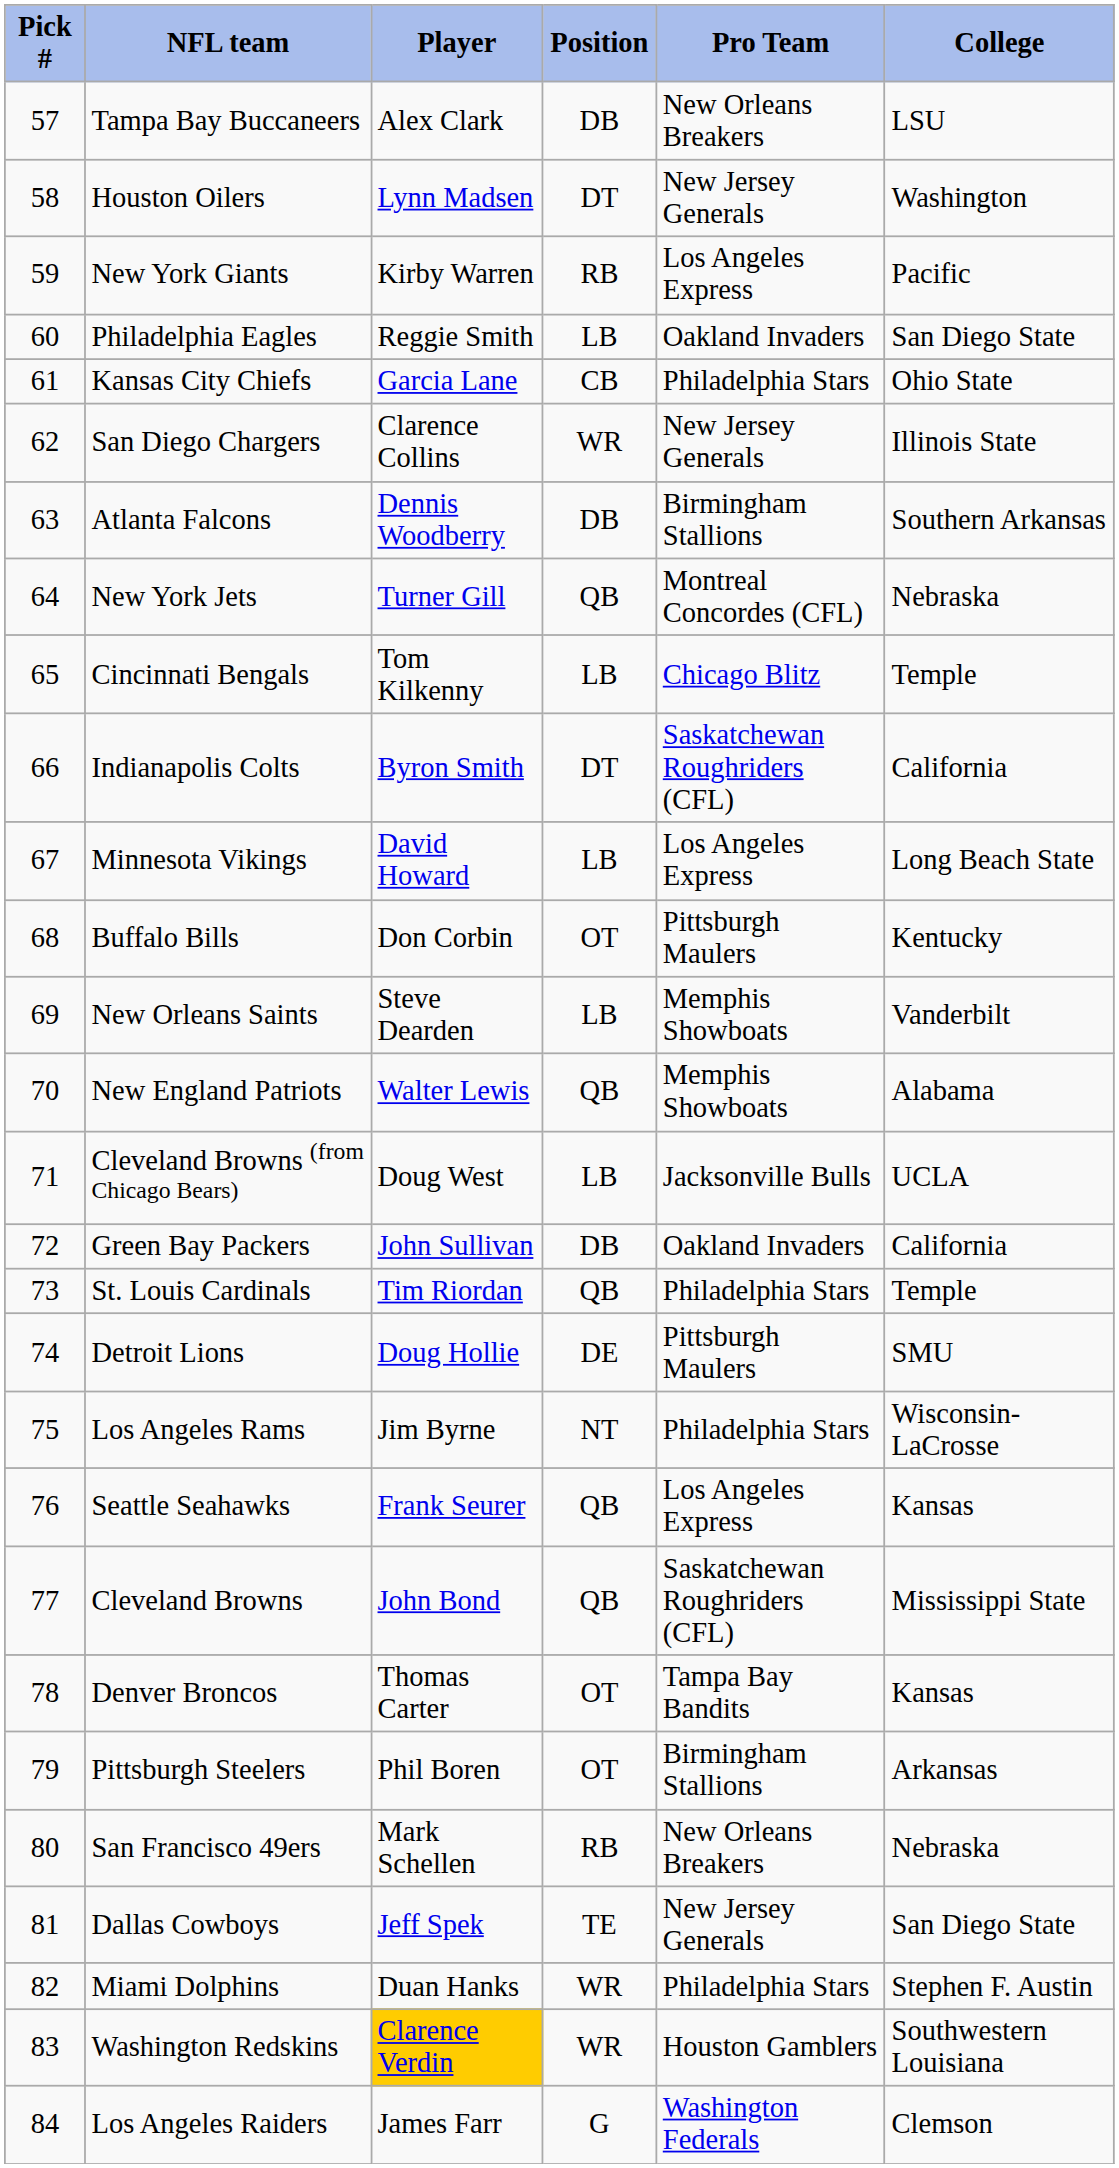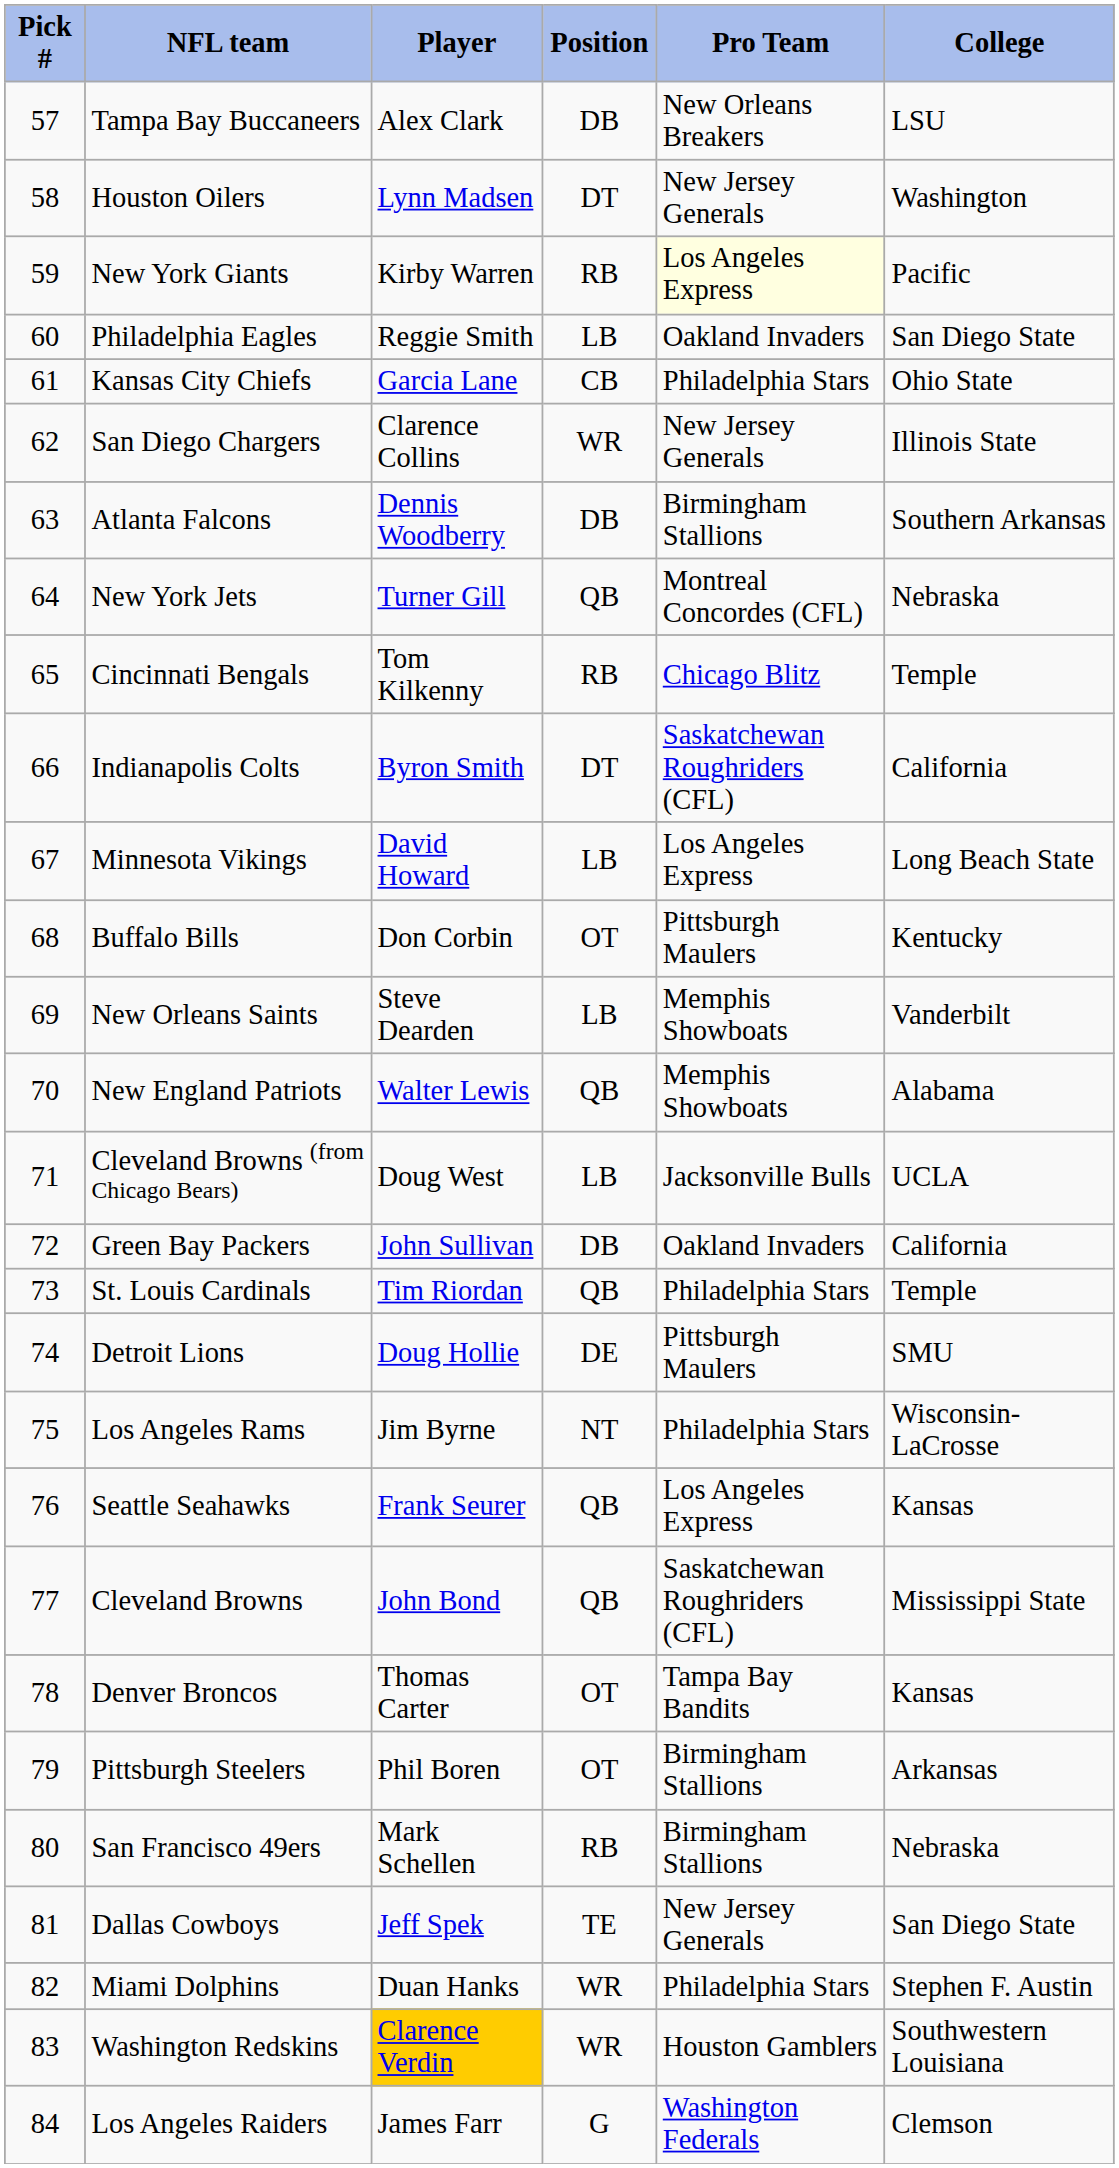(734, 274) no background -> (734, 274) lightyellow background
(599, 673) LB -> (599, 673) RB
(738, 1847) New Orleans Breakers -> (735, 1847) Birmingham Stallions
